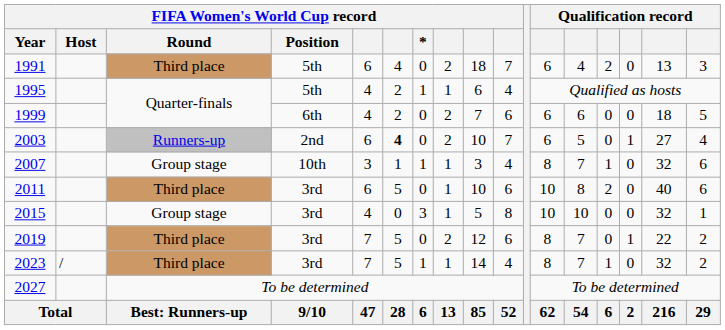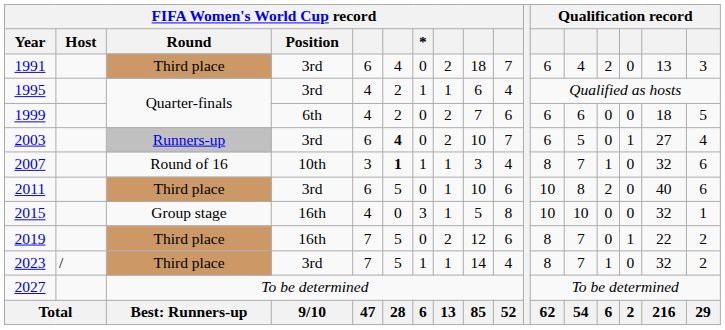(312, 66) 5th -> (312, 66) 3rd
(312, 90) 5th -> (312, 90) 3rd
(312, 139) 2nd -> (312, 139) 3rd
(189, 164) Group stage -> (189, 164) Round of 16
(398, 164) normal -> (398, 164) bold
(312, 213) 3rd -> (312, 213) 16th
(312, 238) 3rd -> (312, 238) 16th
